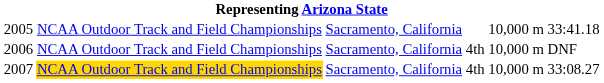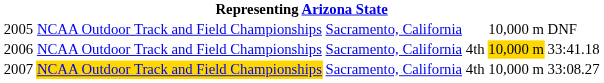(574, 29) 33:41.18 -> (562, 29) DNF
(516, 49) no background -> (516, 49) gold background
(562, 49) DNF -> (574, 49) 33:41.18
